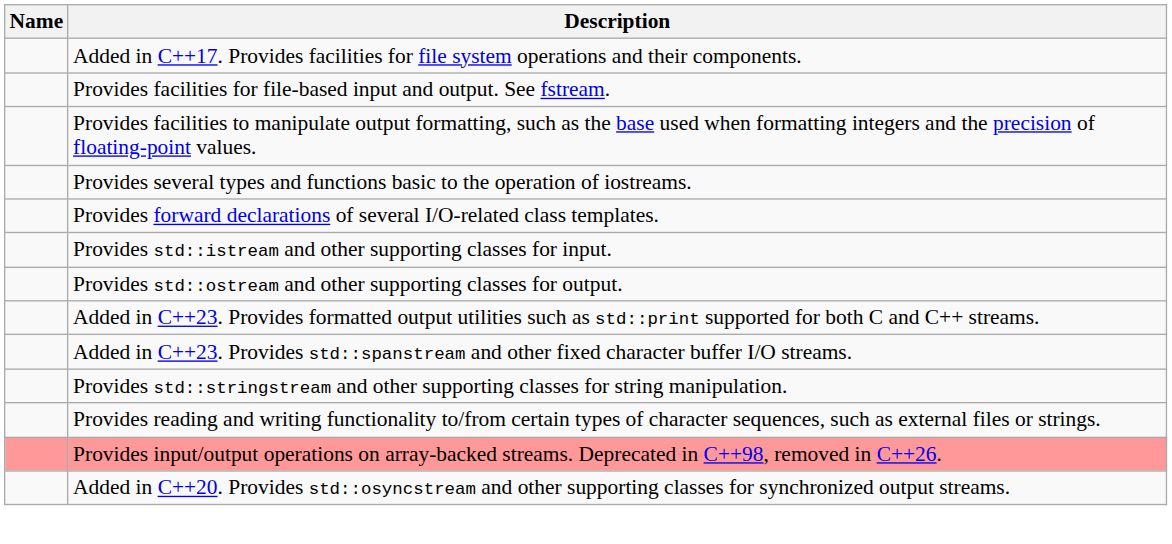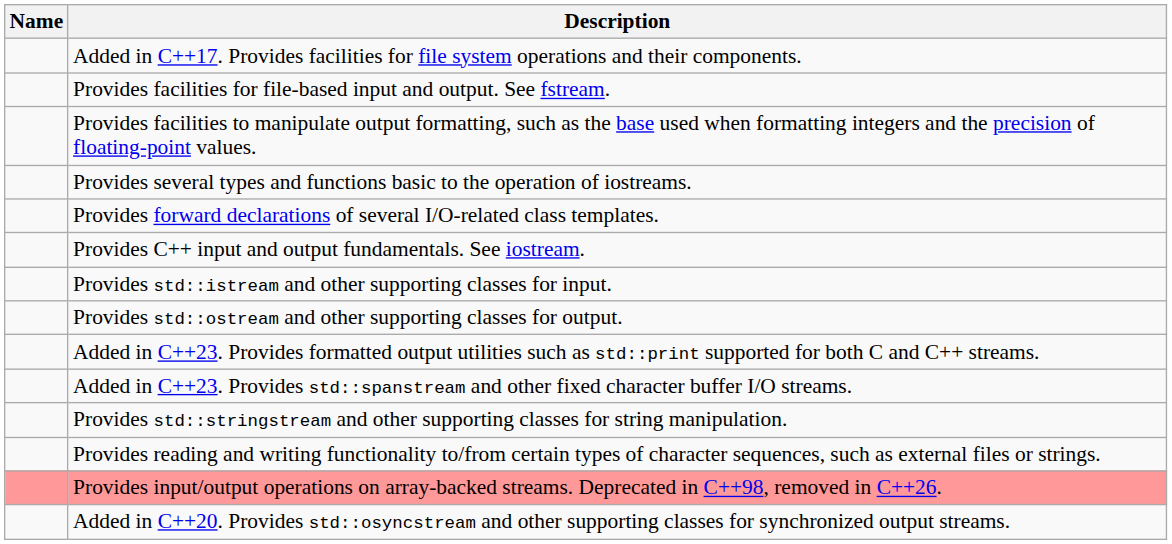+ row: (329, 249)
